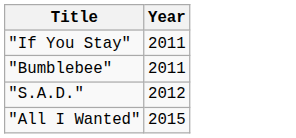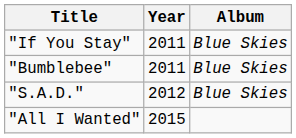+ column: (240, 17)
